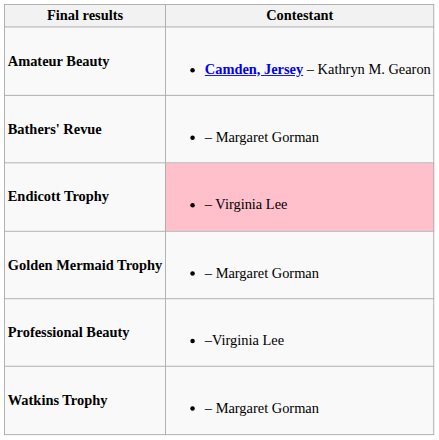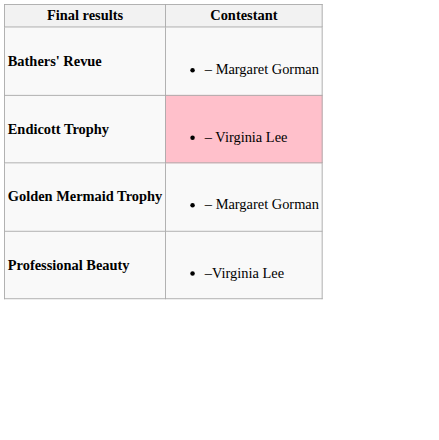- row: (59, 61)
- row: (58, 400)
